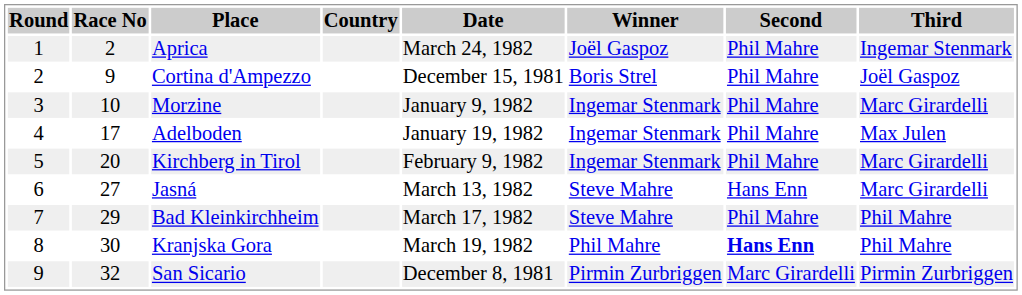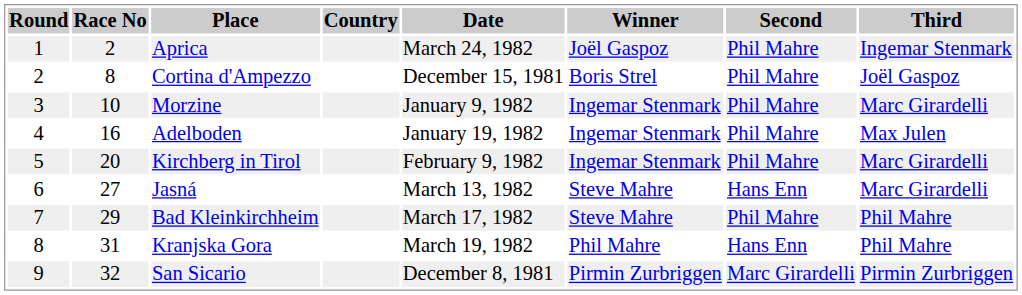(110, 76) 9 -> (110, 76) 8
(110, 133) 17 -> (110, 133) 16
(110, 245) 30 -> (110, 245) 31
(771, 245) bold -> (767, 245) normal
